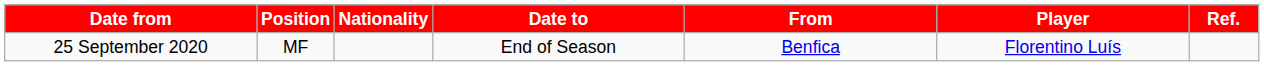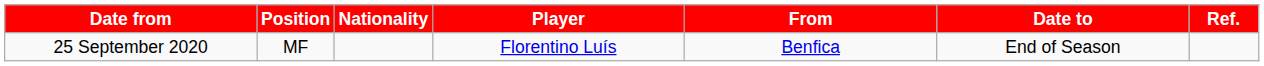columns swapped: (1063, 19) <-> (558, 19)
